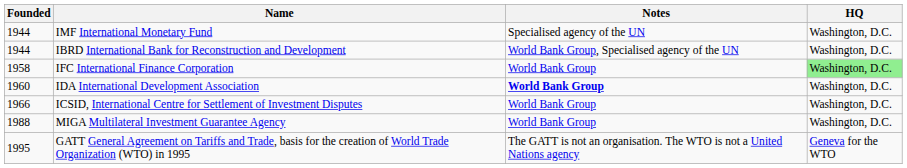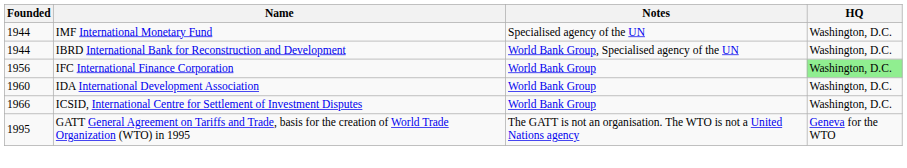(19, 68) 1958 -> (19, 68) 1956
(556, 86) bold -> (552, 86) normal
- row: (171, 123)
